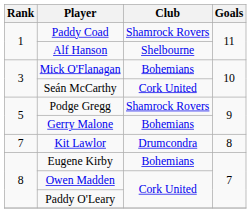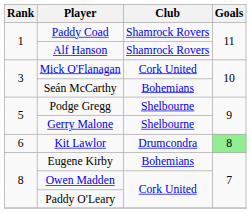(168, 50) Shelbourne -> (168, 50) Shamrock Rovers
(168, 69) Bohemians -> (168, 69) Cork United
(168, 87) Cork United -> (168, 87) Bohemians
(168, 106) Shamrock Rovers -> (168, 106) Shelbourne
(168, 124) Bohemians -> (168, 124) Shelbourne
(21, 143) 7 -> (21, 143) 6
(229, 143) no background -> (229, 143) lightgreen background
